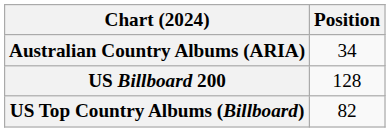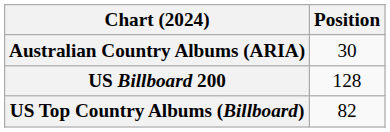(347, 50) 34 -> (347, 50) 30
